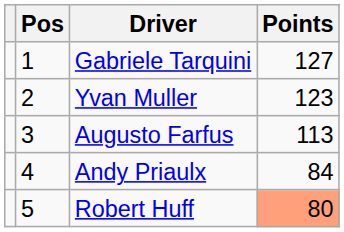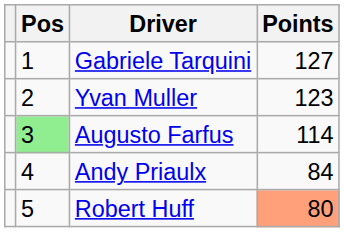(28, 135) no background -> (28, 135) lightgreen background
(315, 135) 113 -> (315, 135) 114
